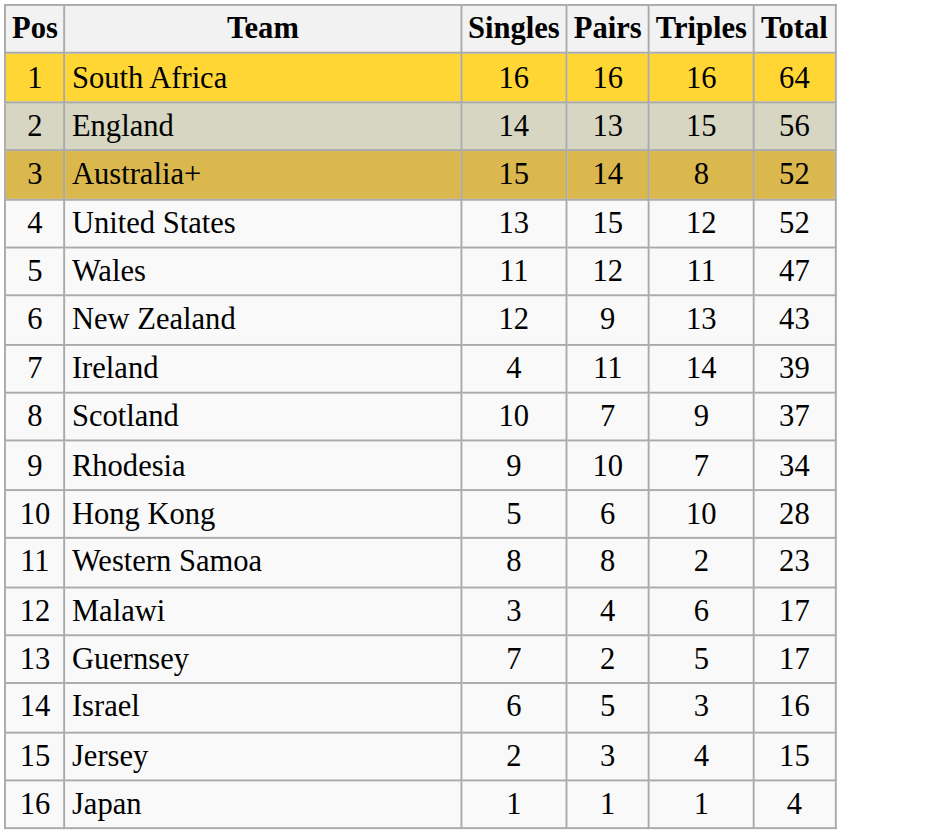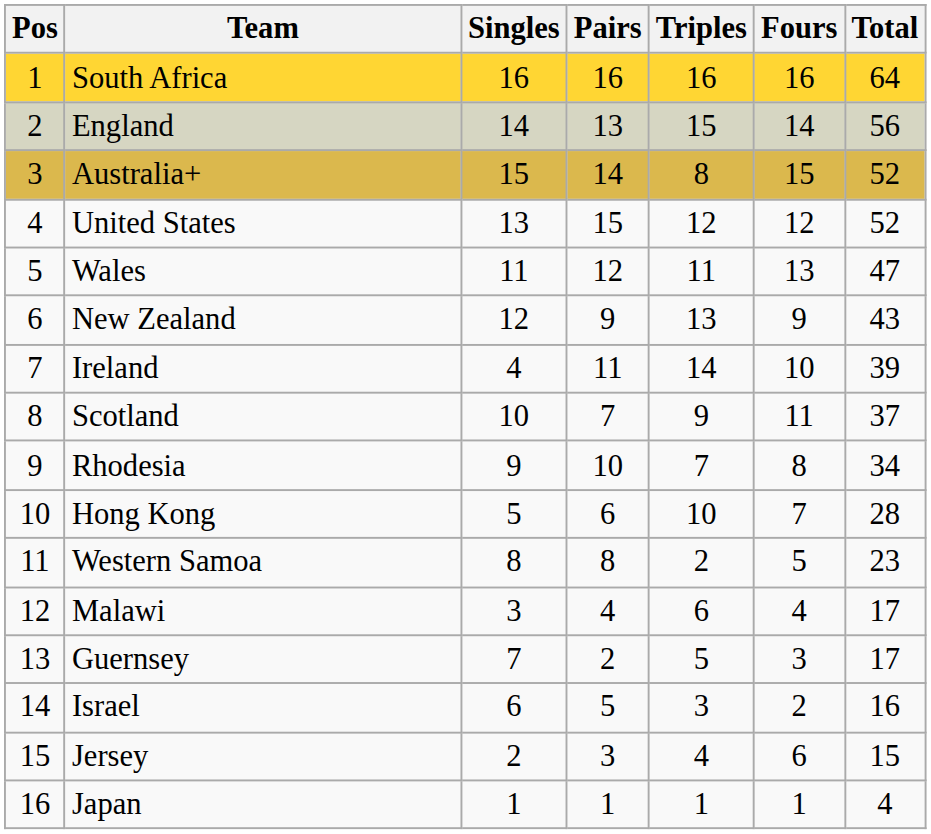+ column: (799, 28)
